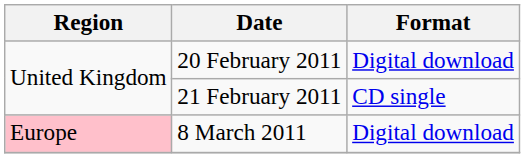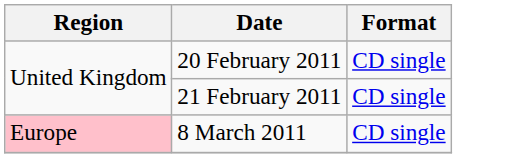(433, 59) Digital download -> (399, 59) CD single
(433, 133) Digital download -> (399, 133) CD single
